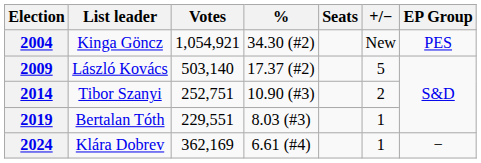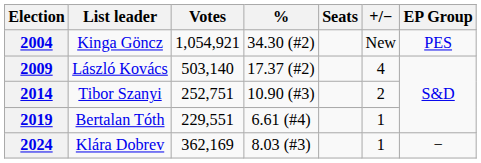(381, 68) 5 -> (381, 68) 4
(281, 119) 8.03 (#3) -> (281, 119) 6.61 (#4)
(281, 145) 6.61 (#4) -> (281, 145) 8.03 (#3)
